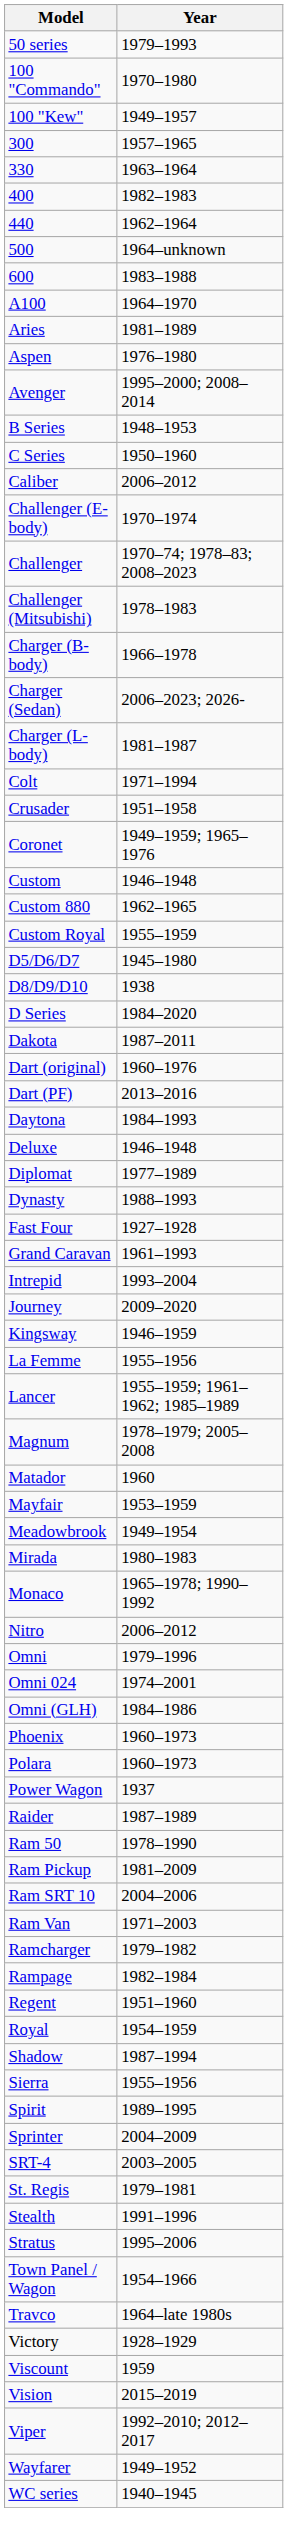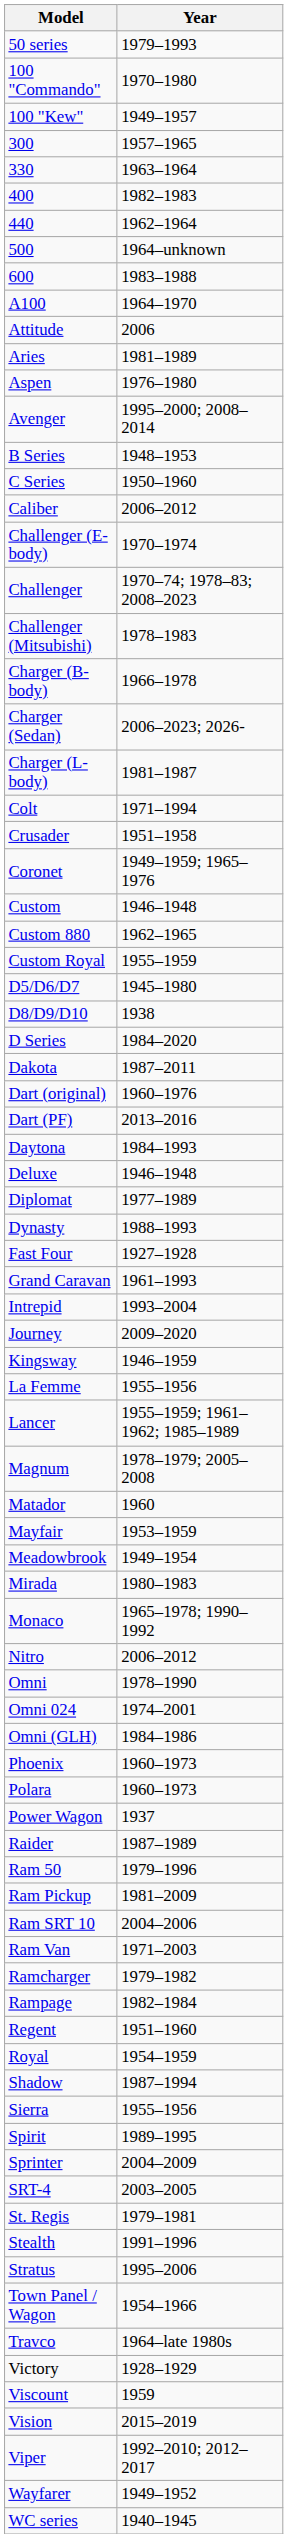+ row: (36, 329)
(159, 1656) 1979–1996 -> (159, 1683) 1978–1990
(159, 1843) 1978–1990 -> (159, 1869) 1979–1996
